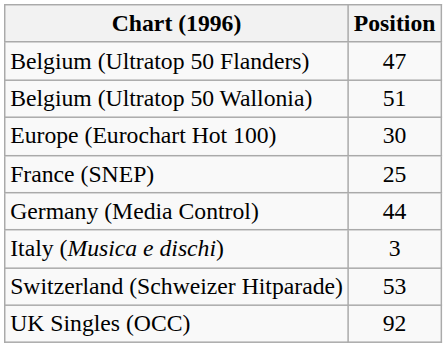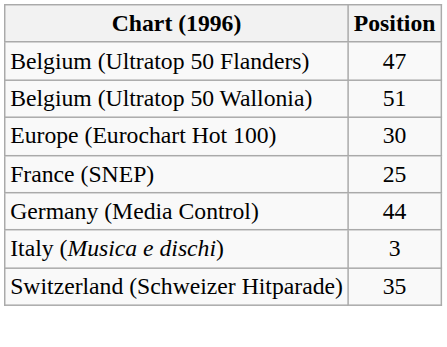(395, 286) 53 -> (395, 286) 35
- row: (100, 323)
